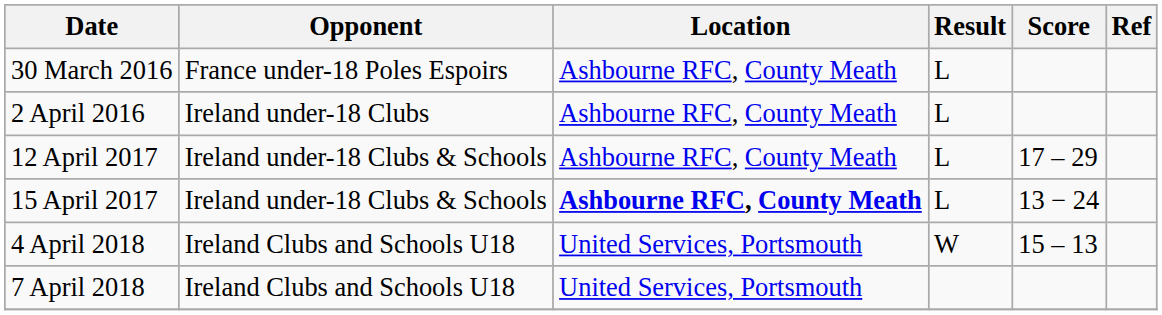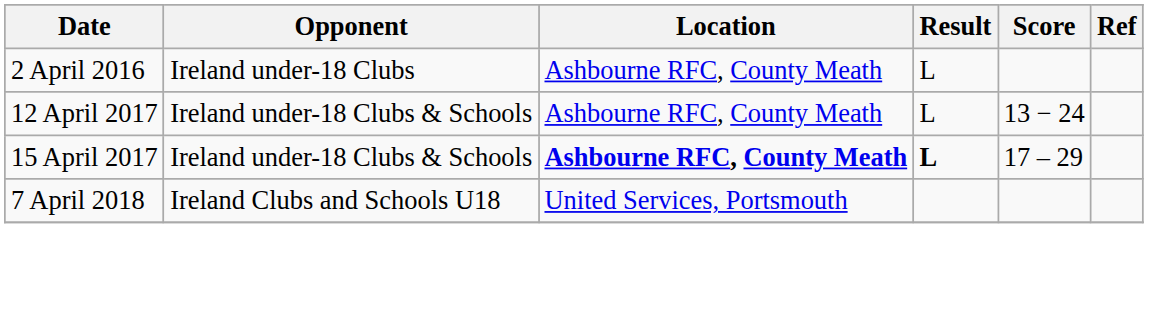- row: (92, 70)
(1058, 157) 17 – 29 -> (1044, 113) 13 − 24
(942, 200) normal -> (928, 157) bold
(1059, 200) 13 − 24 -> (1043, 157) 17 – 29
- row: (78, 244)
